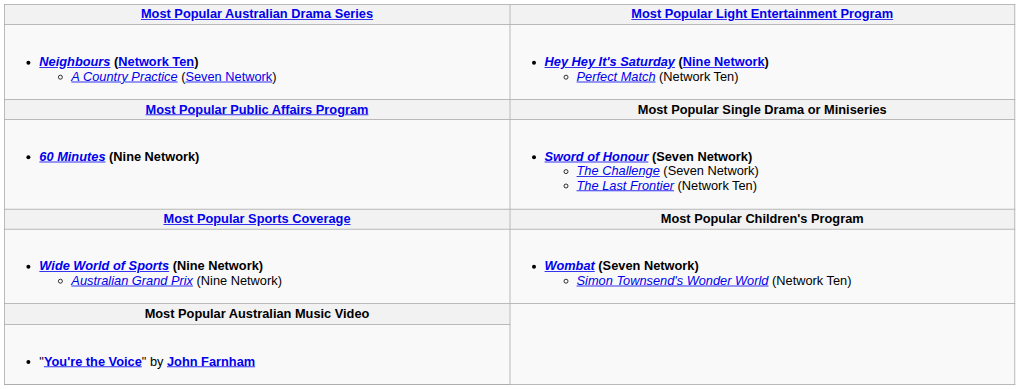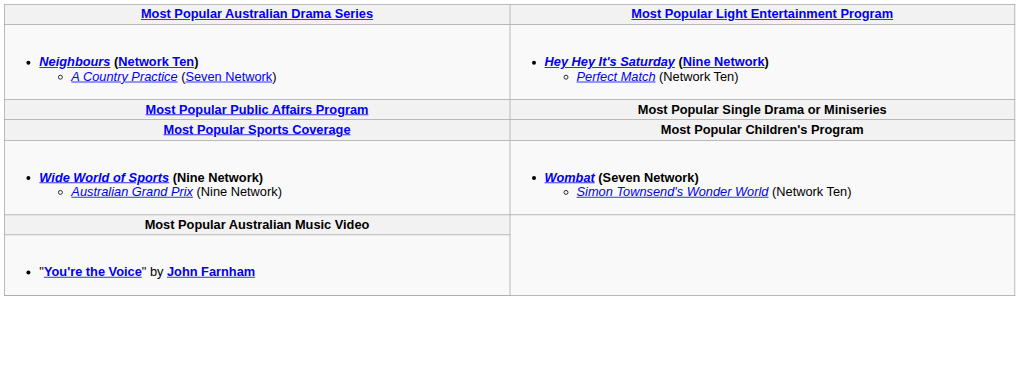- row: (257, 157)
